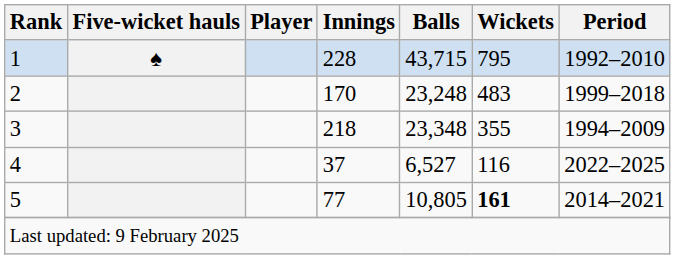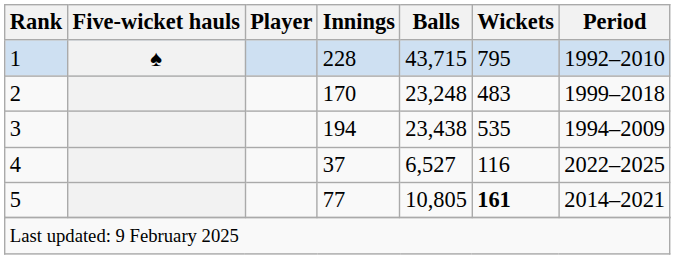(339, 128) 218 -> (339, 128) 194
(436, 128) 23,348 -> (436, 128) 23,438
(494, 128) 355 -> (494, 128) 535
